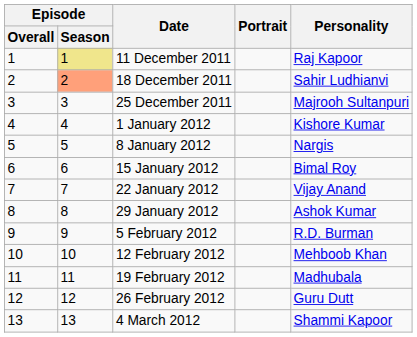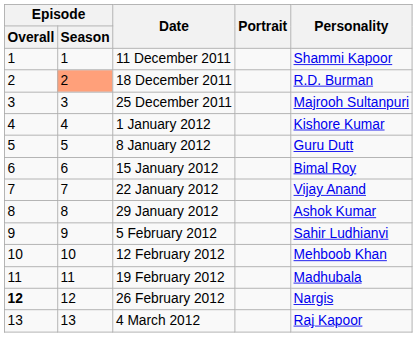(64, 59) khaki background -> (64, 59) no background
(328, 59) Raj Kapoor -> (343, 59) Shammi Kapoor
(341, 80) Sahir Ludhianvi -> (333, 80) R.D. Burman
(313, 146) Nargis -> (323, 146) Guru Dutt
(333, 233) R.D. Burman -> (341, 233) Sahir Ludhianvi
(15, 299) normal -> (15, 299) bold
(323, 299) Guru Dutt -> (313, 299) Nargis
(343, 320) Shammi Kapoor -> (328, 320) Raj Kapoor
